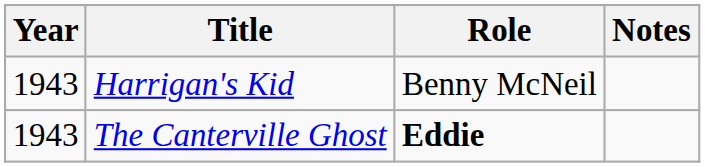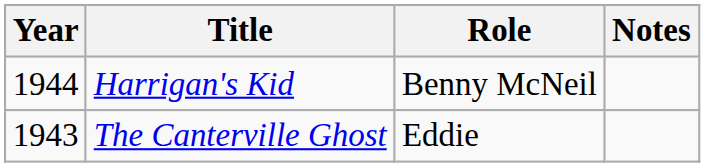(46, 82) 1943 -> (46, 82) 1944
(443, 135) bold -> (440, 135) normal
